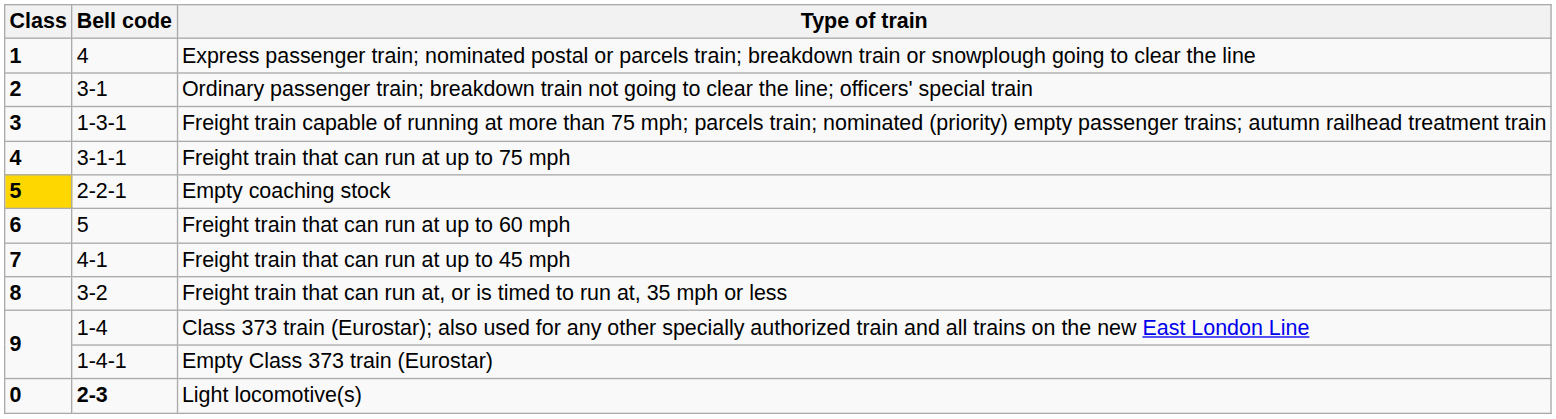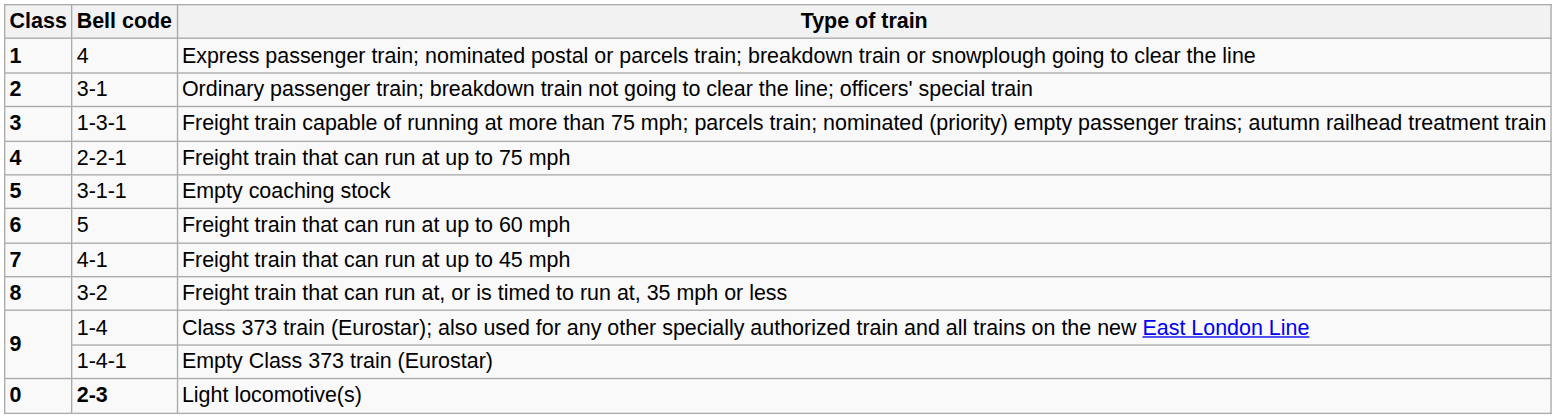(102, 157) 3-1-1 -> (102, 157) 2-2-1
(16, 191) gold background -> (16, 191) no background
(102, 191) 2-2-1 -> (102, 191) 3-1-1
